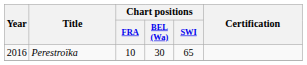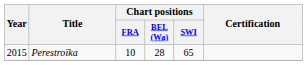(17, 52) 2016 -> (17, 52) 2015
(159, 52) 30 -> (159, 52) 28
